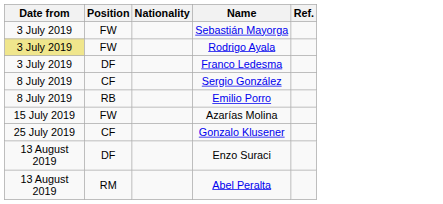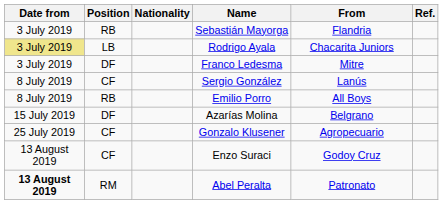+ column: (352, 13)
(108, 30) FW -> (108, 30) RB
(108, 47) FW -> (108, 47) LB
(108, 116) FW -> (108, 116) DF
(108, 156) DF -> (108, 156) CF
(44, 185) normal -> (44, 185) bold
